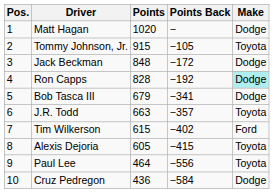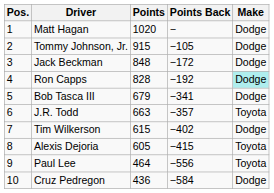(251, 46) Toyota -> (251, 46) Dodge
(246, 130) Ford -> (251, 130) Dodge
